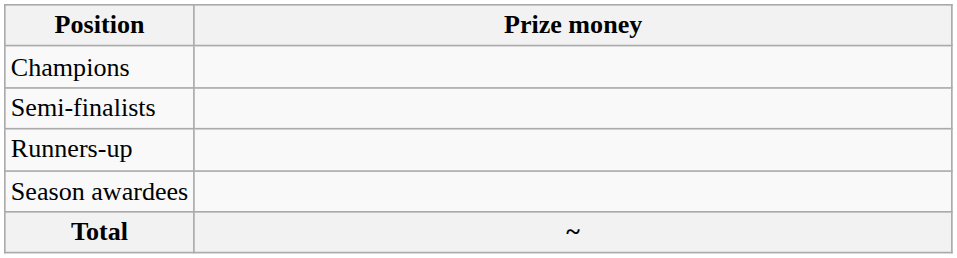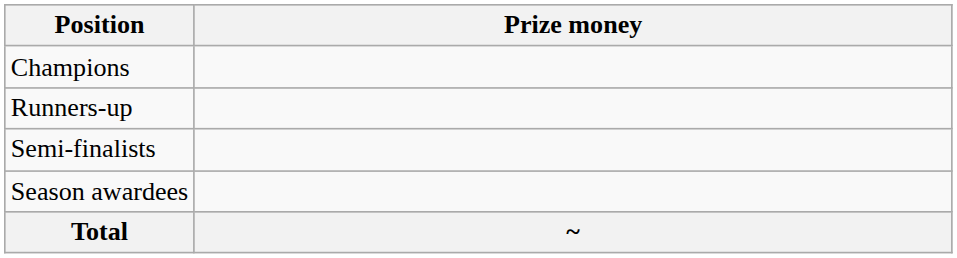rows swapped: (72, 149) <-> (83, 107)
